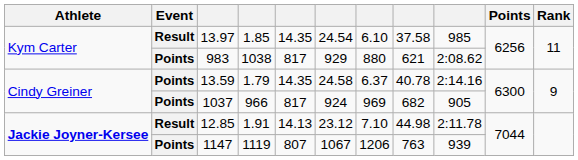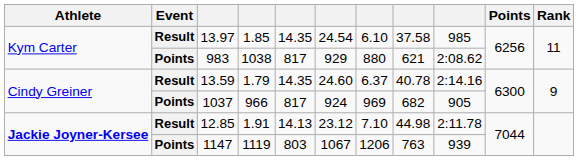(174, 81) Points -> (174, 81) Result
(336, 81) 24.58 -> (336, 81) 24.60
(295, 145) 807 -> (295, 145) 803
